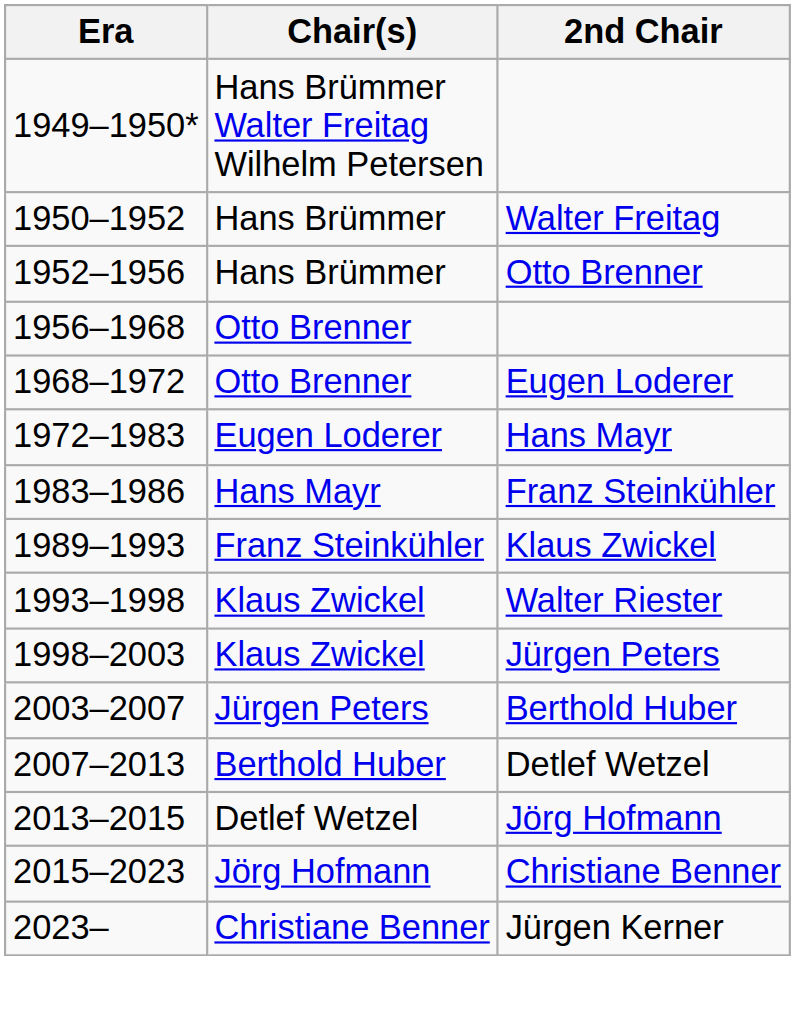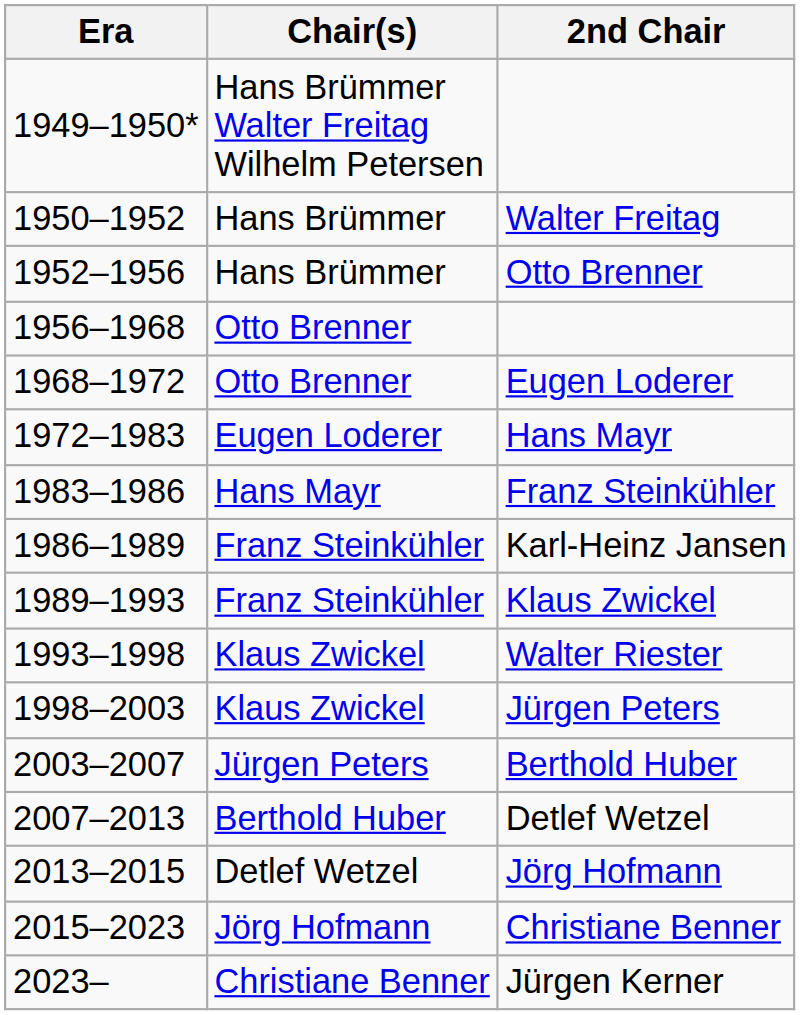+ row: (99, 545)
